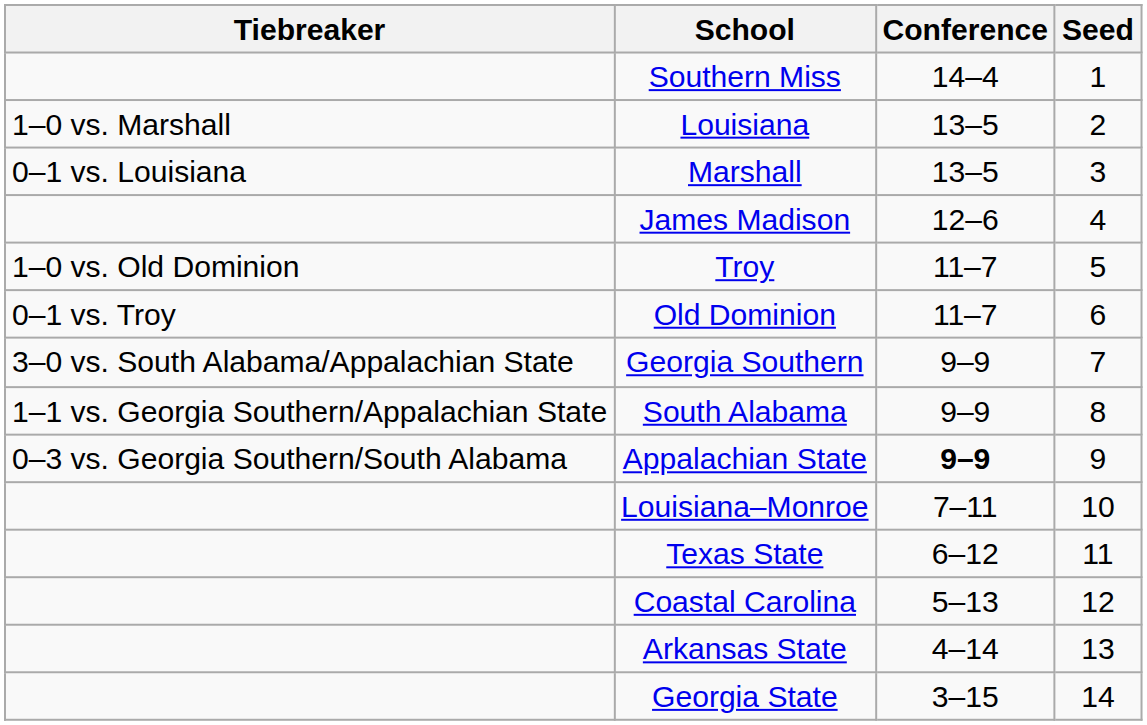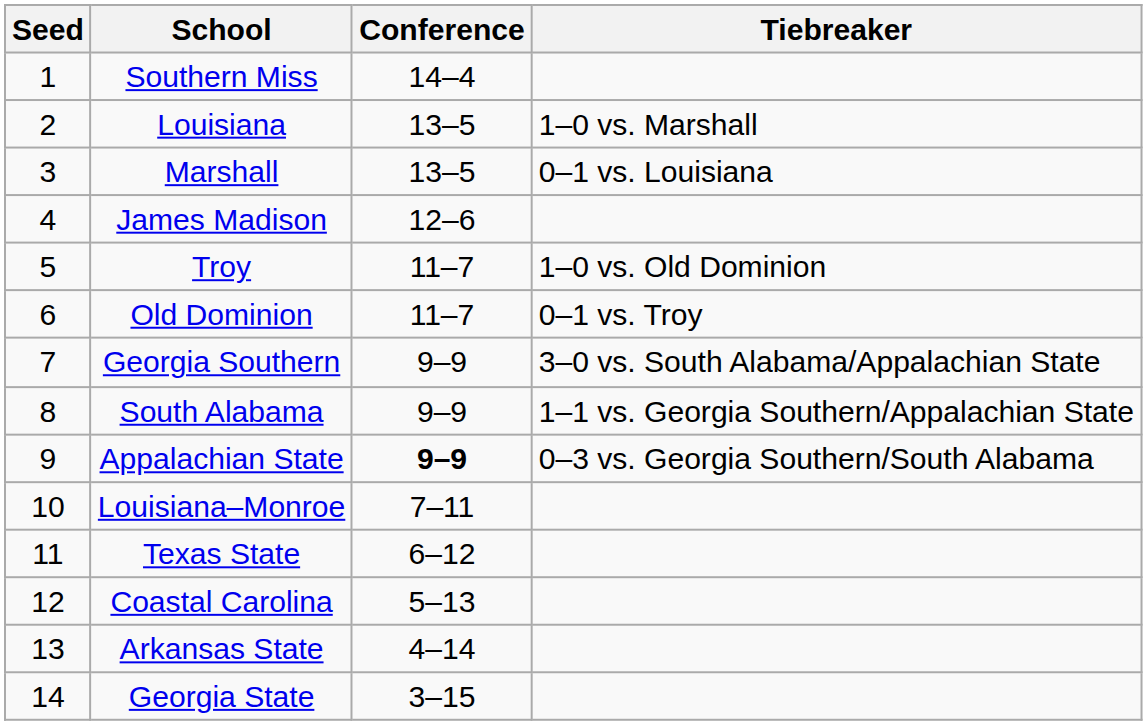columns swapped: (1098, 29) <-> (310, 29)
